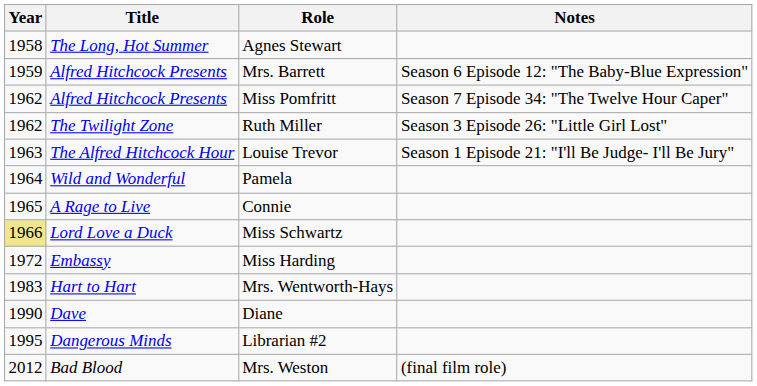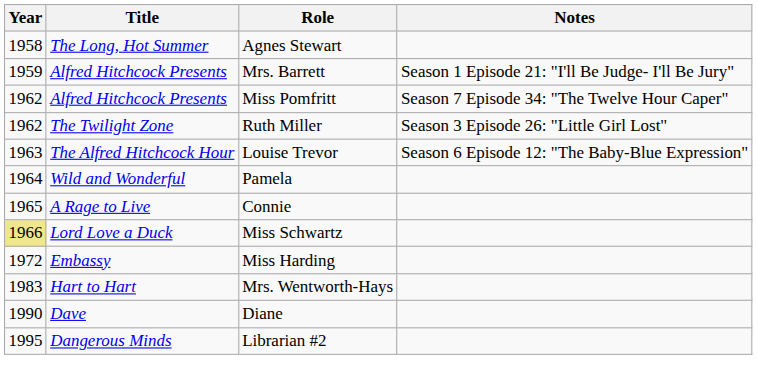(575, 71) Season 6 Episode 12: "The Baby-Blue Expression" -> (568, 71) Season 1 Episode 21: "I'll Be Judge- I'll Be Jury"
(568, 152) Season 1 Episode 21: "I'll Be Judge- I'll Be Jury" -> (575, 152) Season 6 Episode 12: "The Baby-Blue Expression"
- row: (285, 367)
